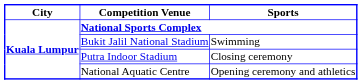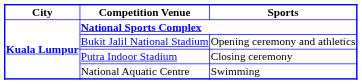(235, 41) Swimming -> (283, 41) Opening ceremony and athletics
(283, 71) Opening ceremony and athletics -> (235, 71) Swimming
